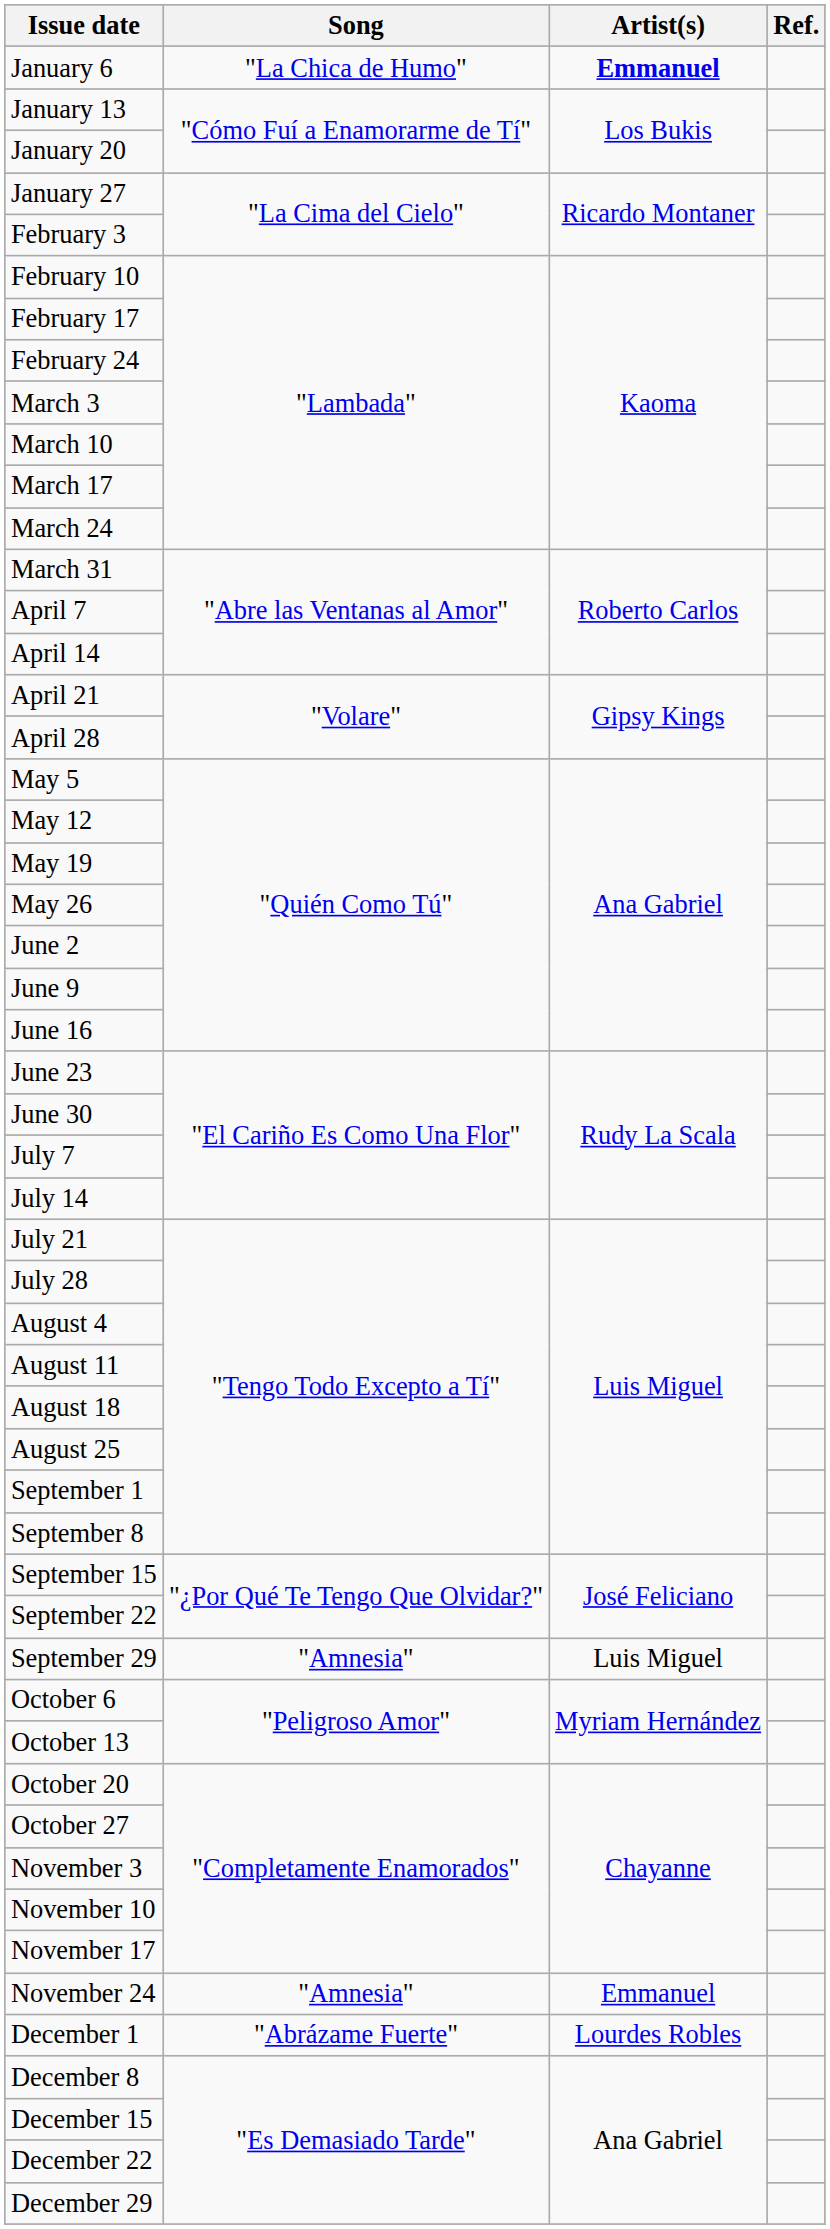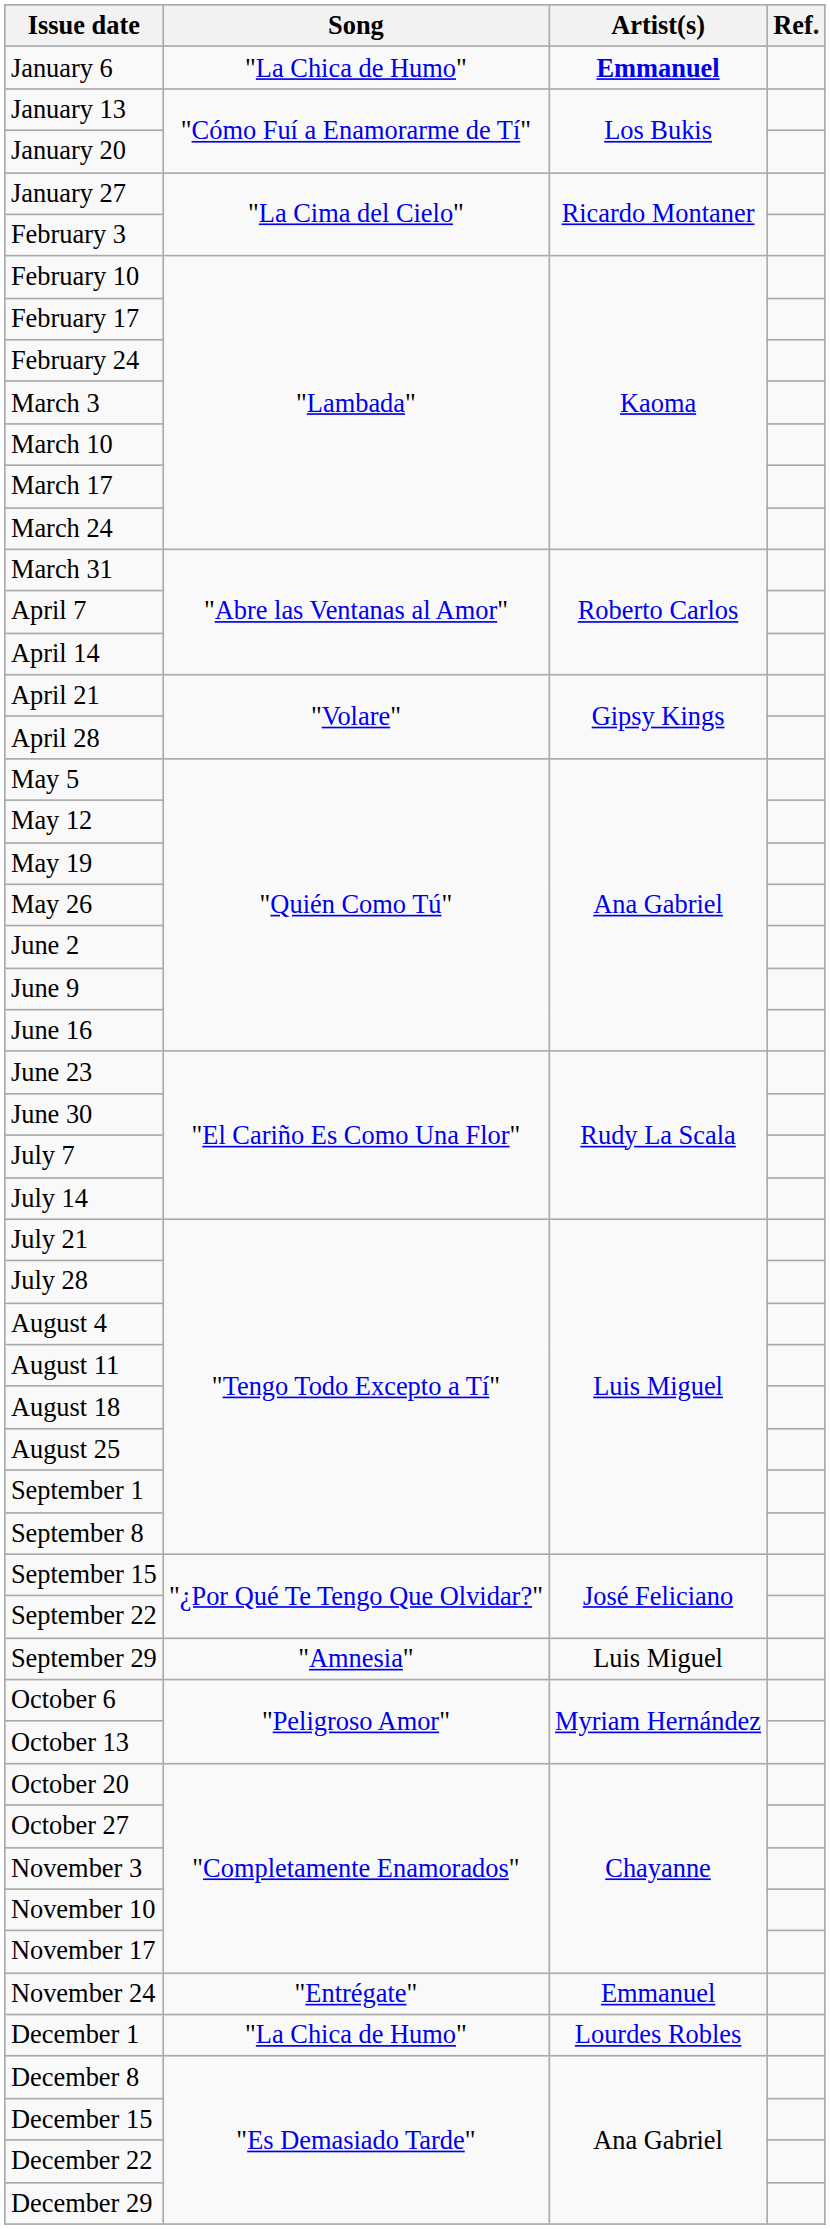(356, 1993) "Amnesia" -> (356, 1993) "Entrégate"
(356, 2035) "Abrázame Fuerte" -> (356, 2035) "La Chica de Humo"
